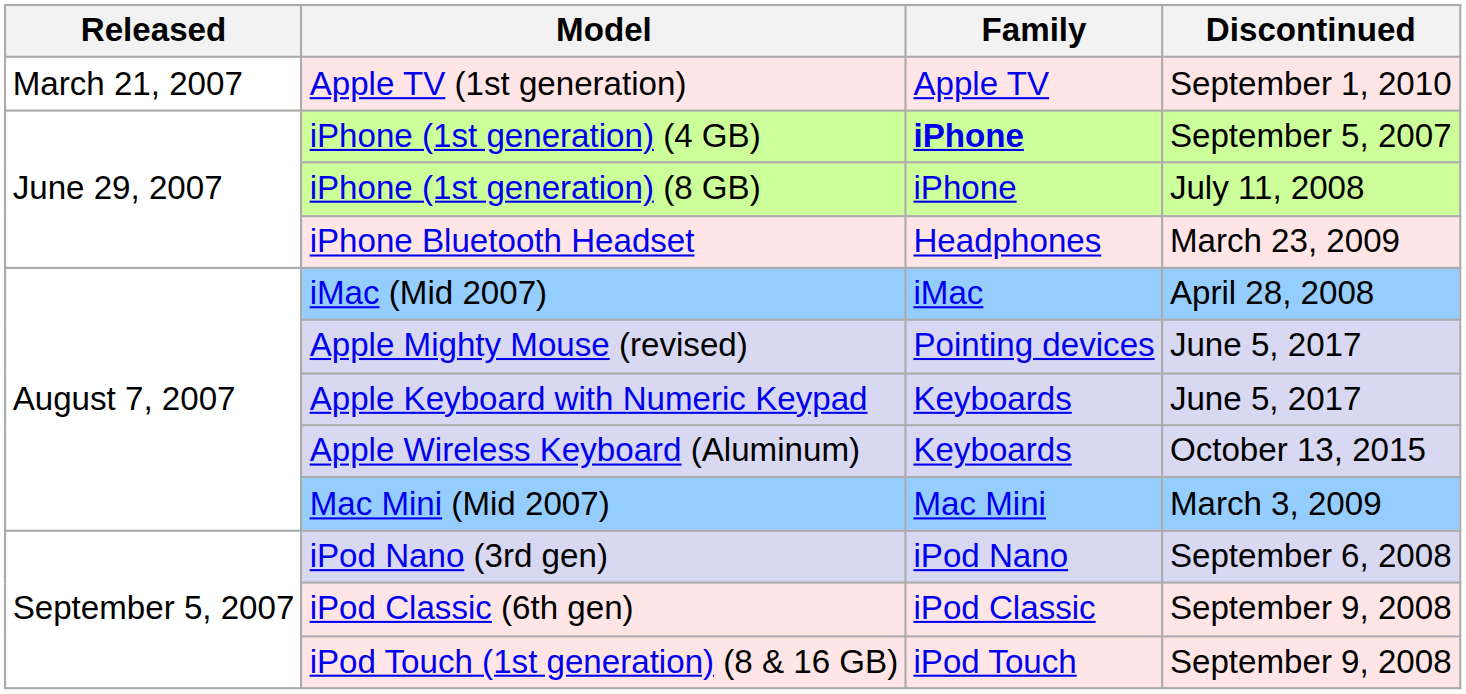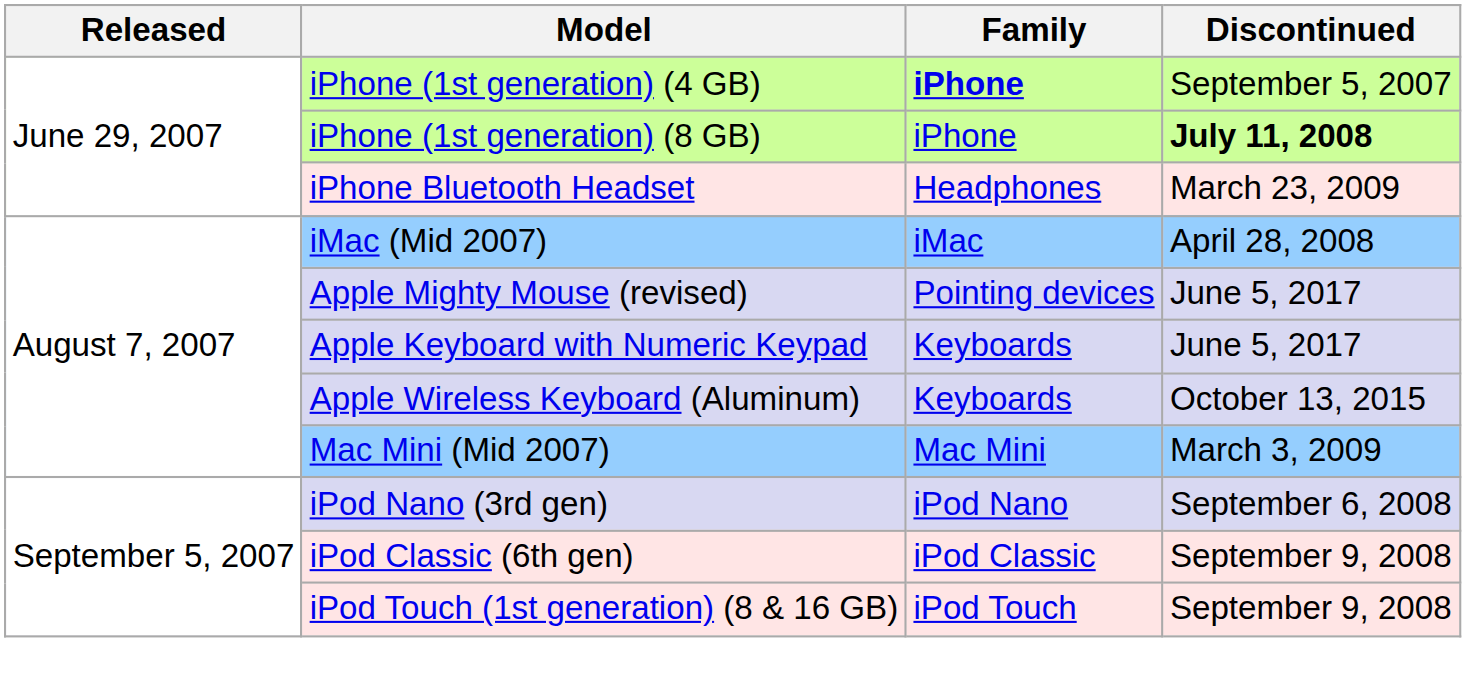- row: (498, 83)
(1267, 188) normal -> (1271, 135) bold
